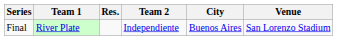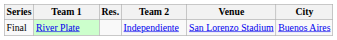columns swapped: (288, 12) <-> (215, 12)
